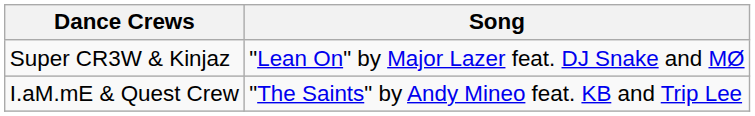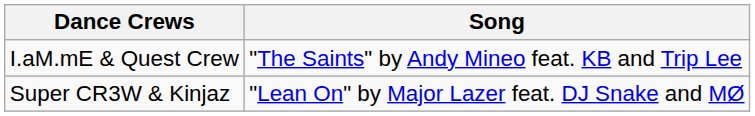rows swapped: (120, 57) <-> (124, 93)
